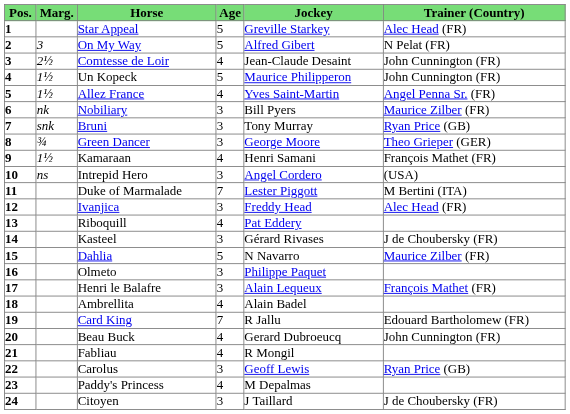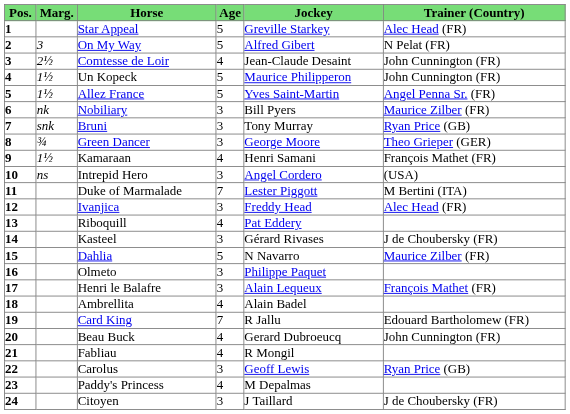(220, 93) 4 -> (220, 93) 5
